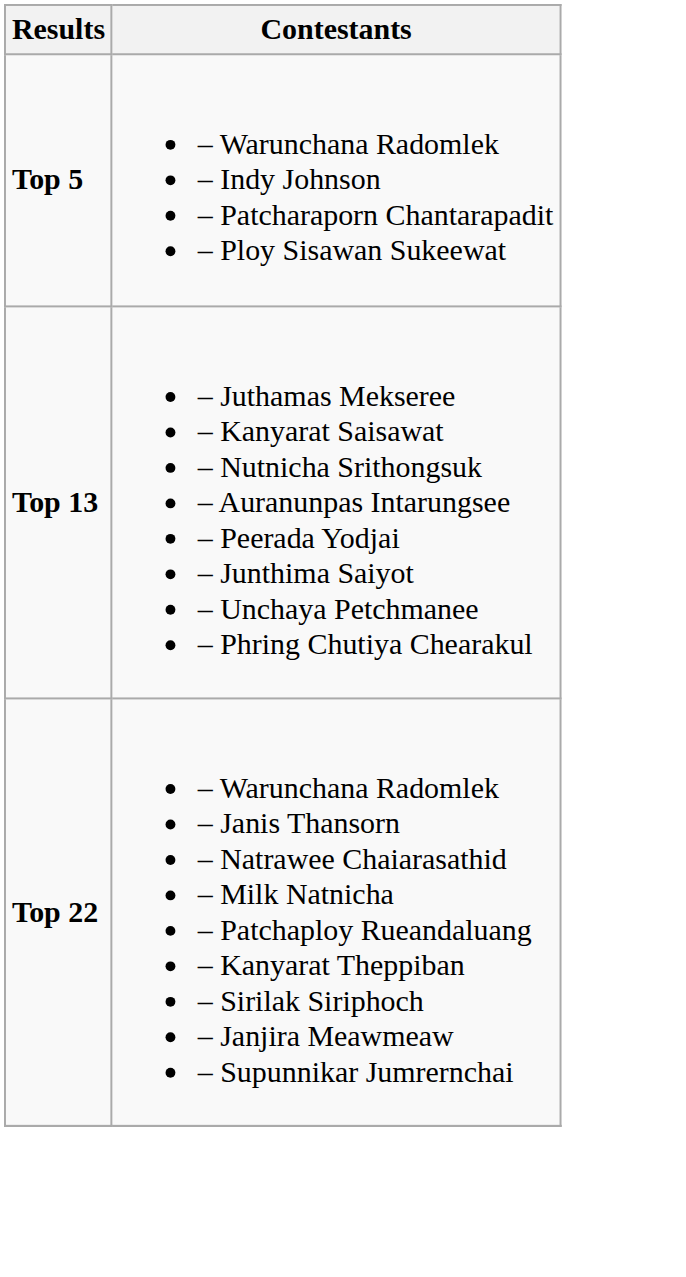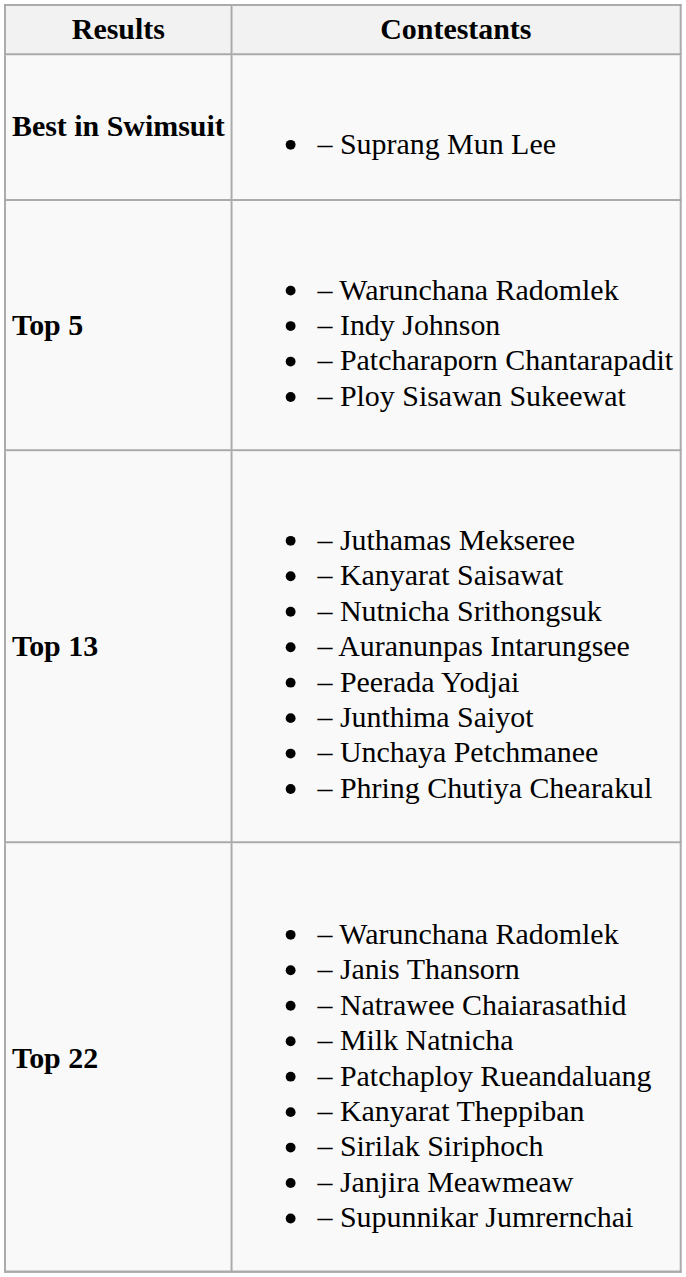+ row: (118, 126)
